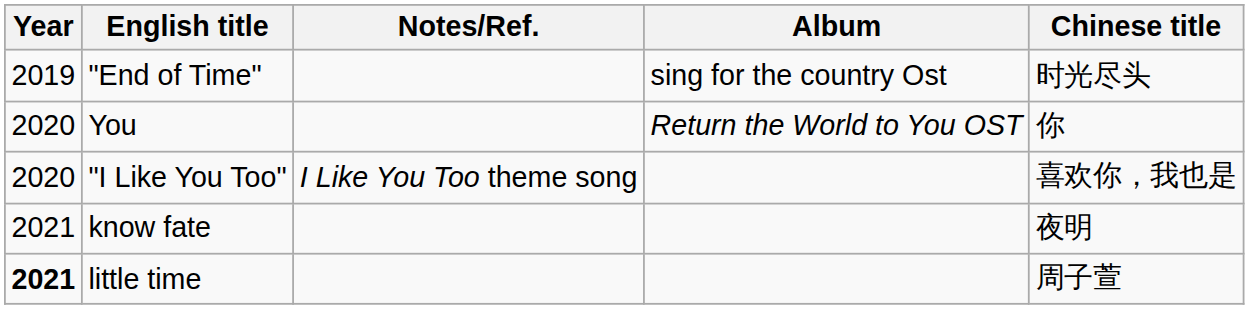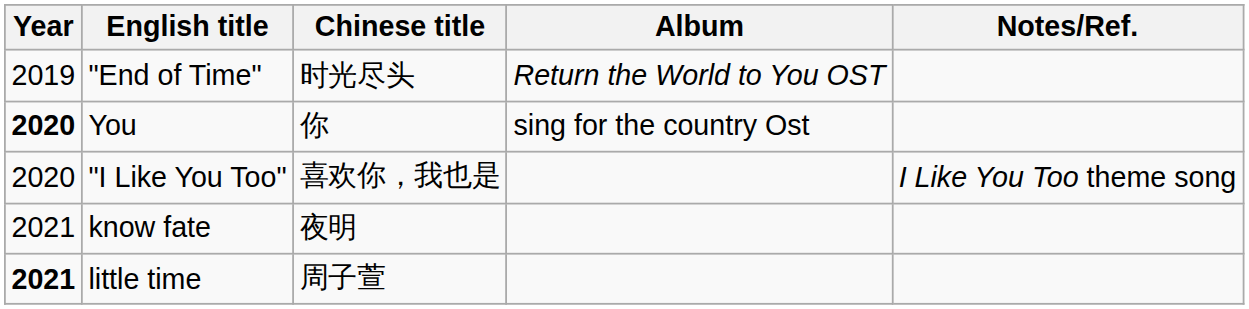columns swapped: (1136, 27) <-> (469, 27)
(799, 75) sing for the country Ost -> (699, 75) Return the World to You OST
(43, 126) normal -> (43, 126) bold
(837, 126) Return the World to You OST -> (662, 126) sing for the country Ost
